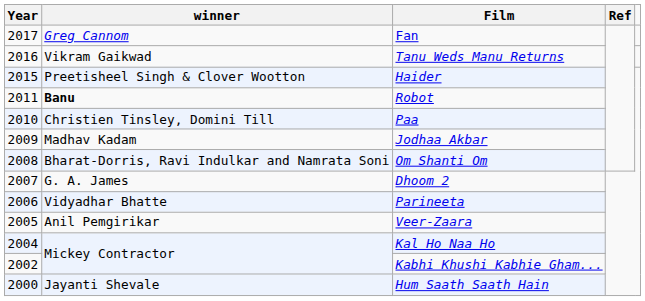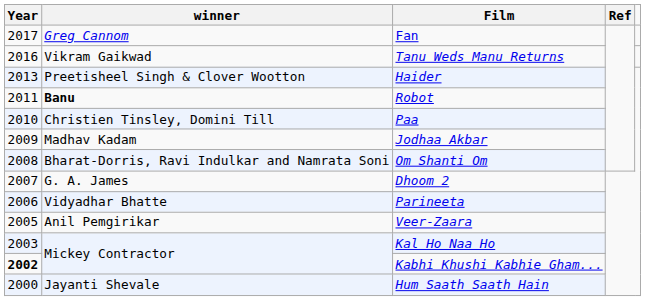(23, 77) 2015 -> (23, 77) 2013
(23, 243) 2004 -> (23, 243) 2003
(23, 264) normal -> (23, 264) bold
